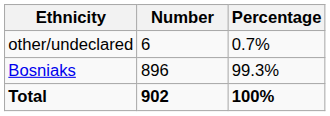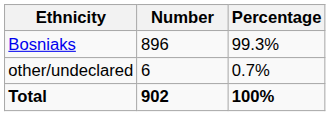rows swapped: (42, 70) <-> (71, 44)
